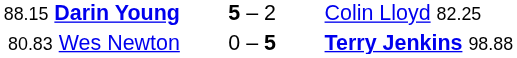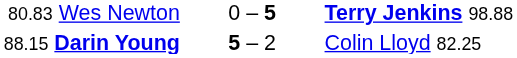rows swapped: (94, 42) <-> (92, 13)
